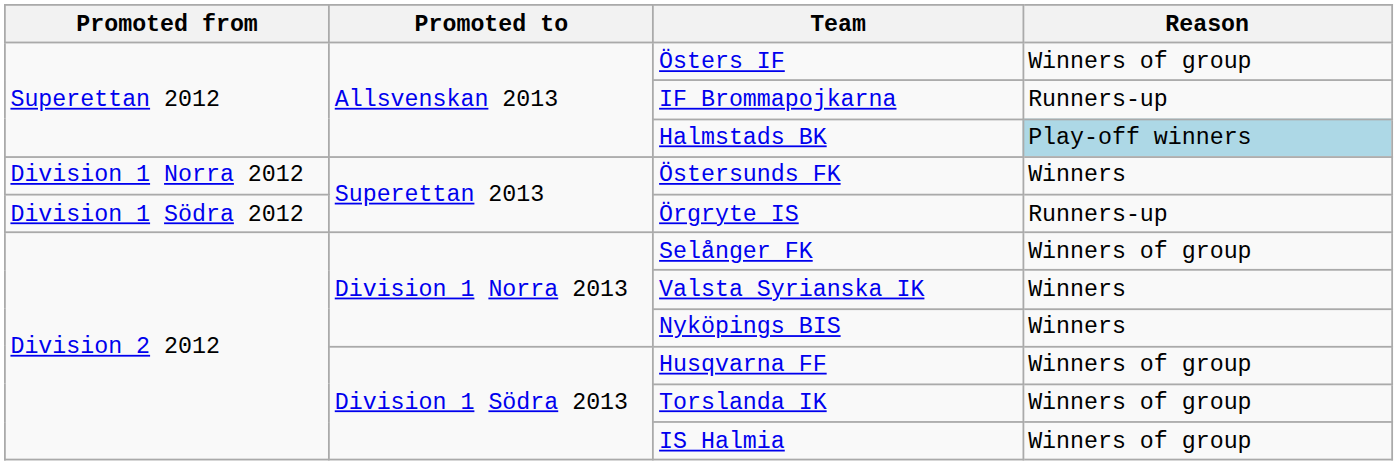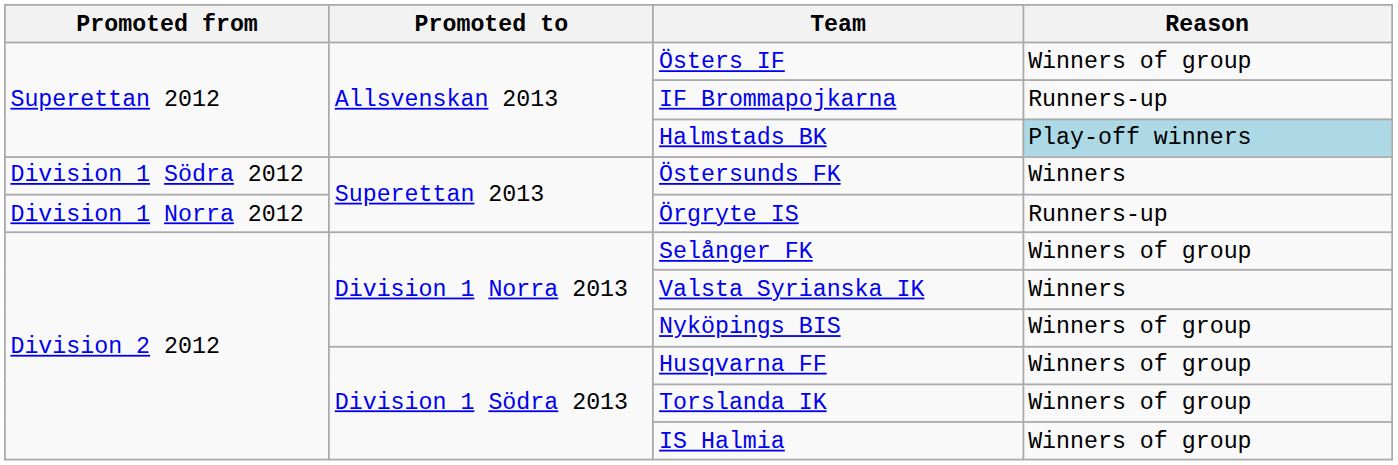(157, 176) Division 1 Norra 2012 -> (157, 176) Division 1 Södra 2012
(157, 213) Division 1 Södra 2012 -> (157, 213) Division 1 Norra 2012
(1077, 327) Winners -> (1140, 327) Winners of group
